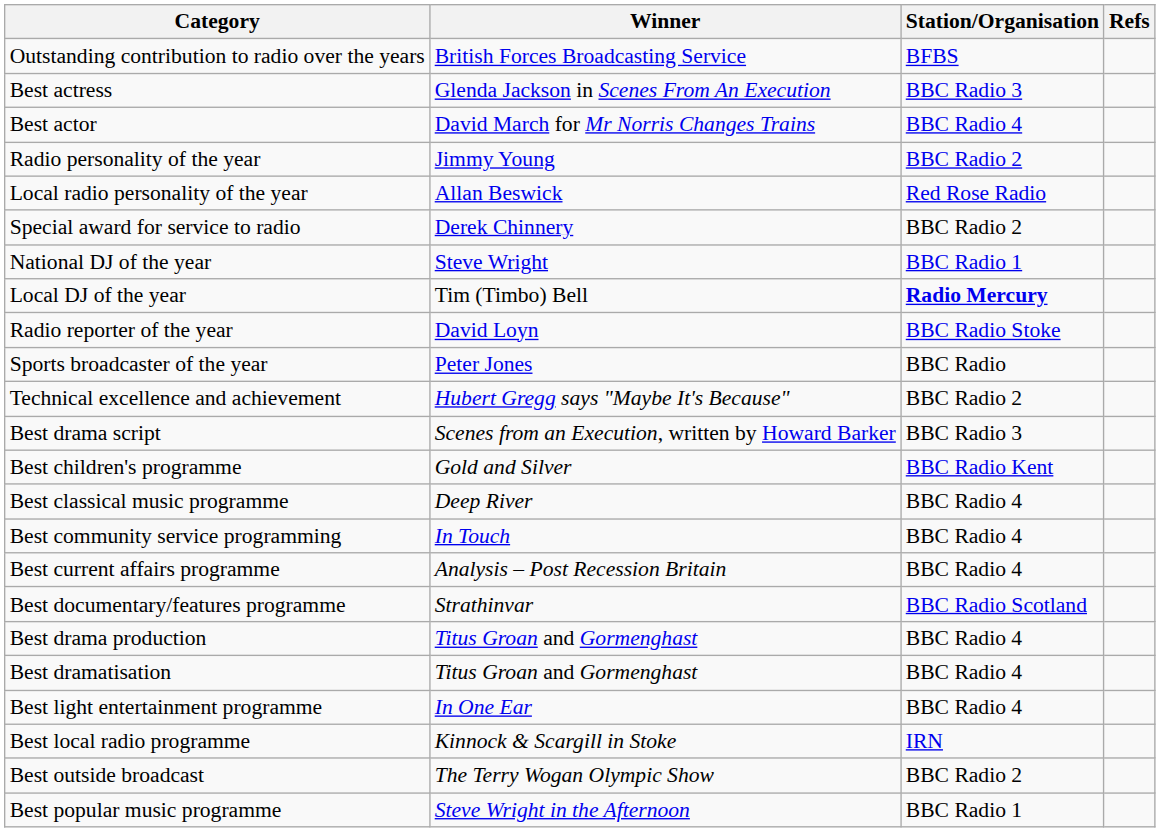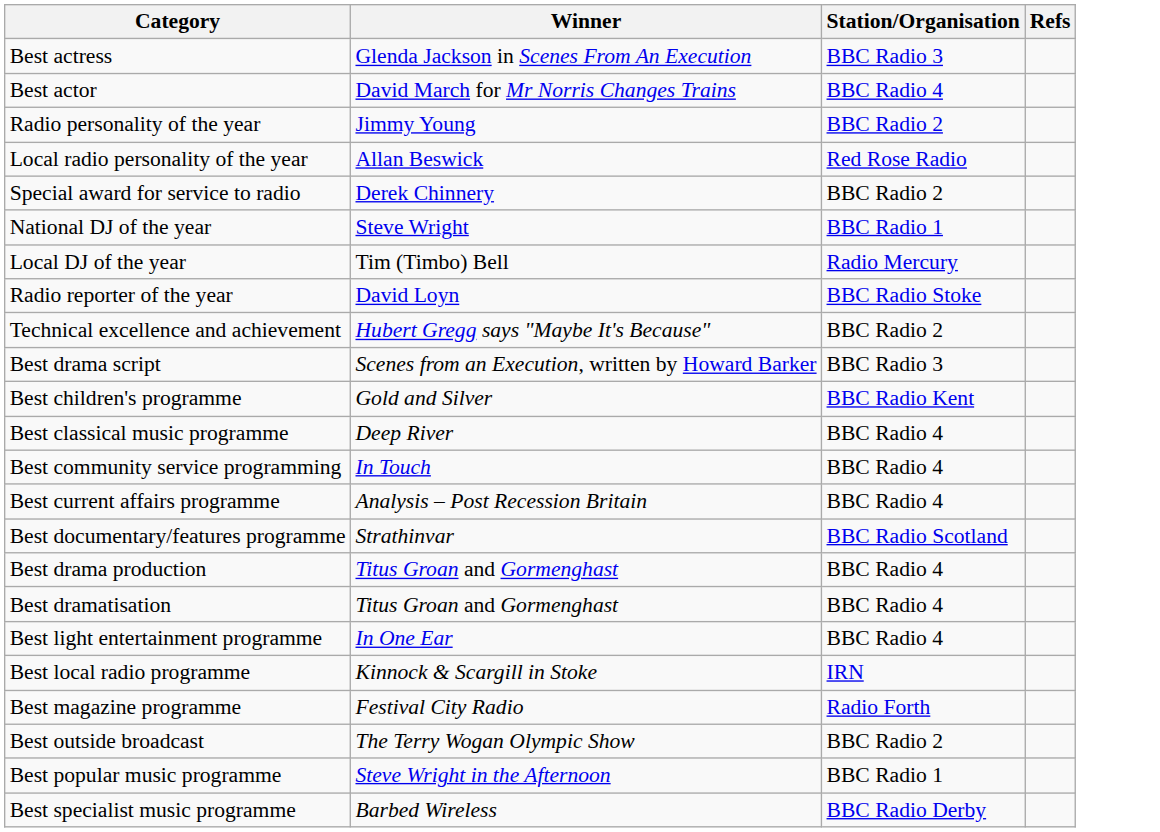- row: (217, 55)
(977, 295) bold -> (892, 261) normal
- row: (139, 364)
+ row: (125, 706)
+ row: (153, 809)
